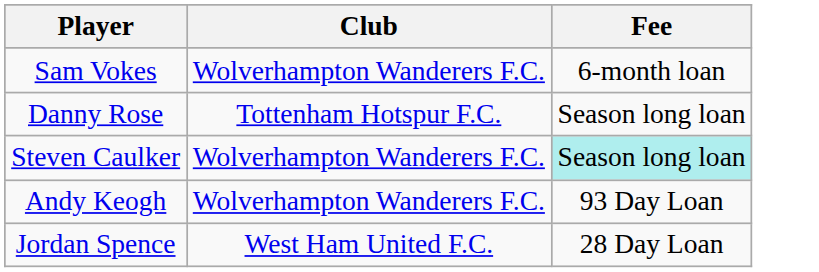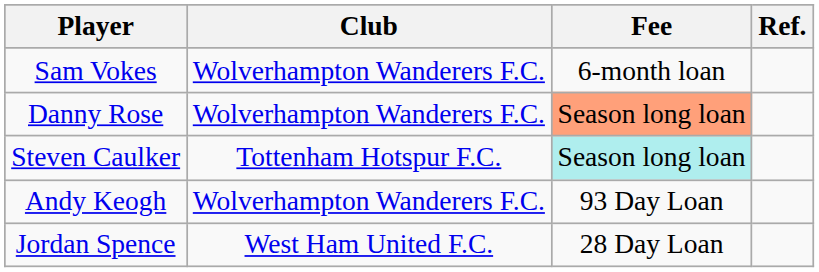+ column: (782, 26)
(369, 113) Tottenham Hotspur F.C. -> (369, 113) Wolverhampton Wanderers F.C.
(652, 113) no background -> (652, 113) lightsalmon background
(369, 157) Wolverhampton Wanderers F.C. -> (369, 157) Tottenham Hotspur F.C.
